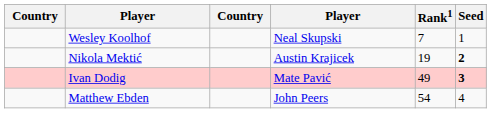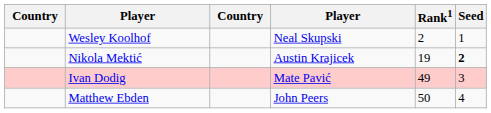(421, 37) 7 -> (421, 37) 2
(461, 78) bold -> (461, 78) normal
(424, 98) 54 -> (424, 98) 50
